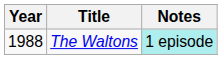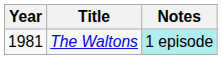(26, 41) 1988 -> (26, 41) 1981
